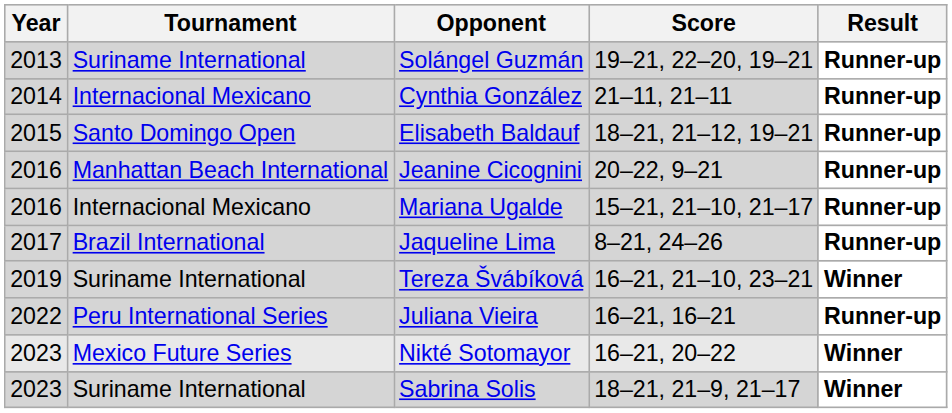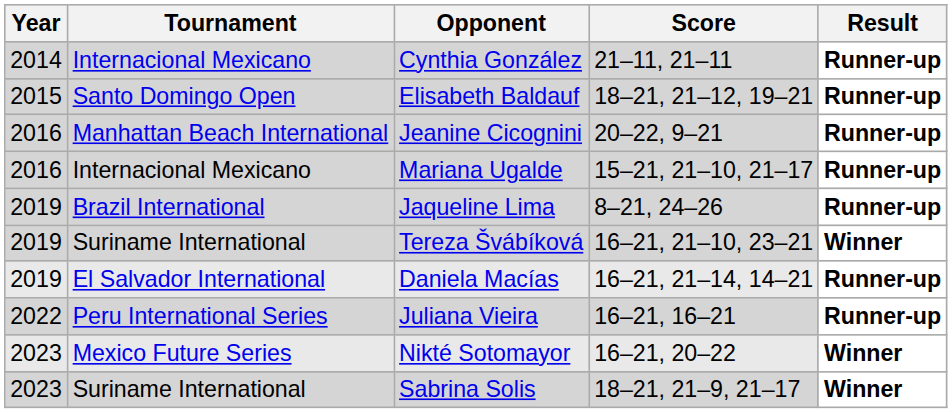- row: (491, 60)
(36, 243) 2017 -> (36, 207) 2019
+ row: (479, 280)
